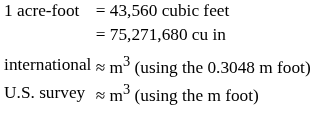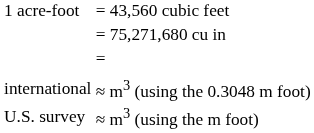+ row: (101, 58)
